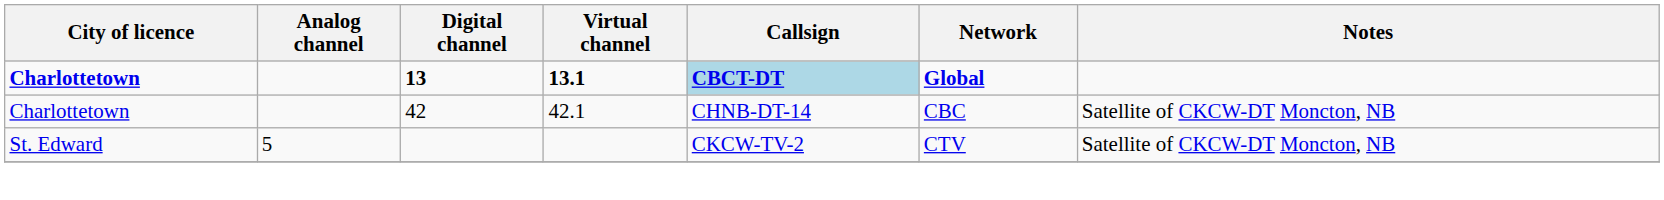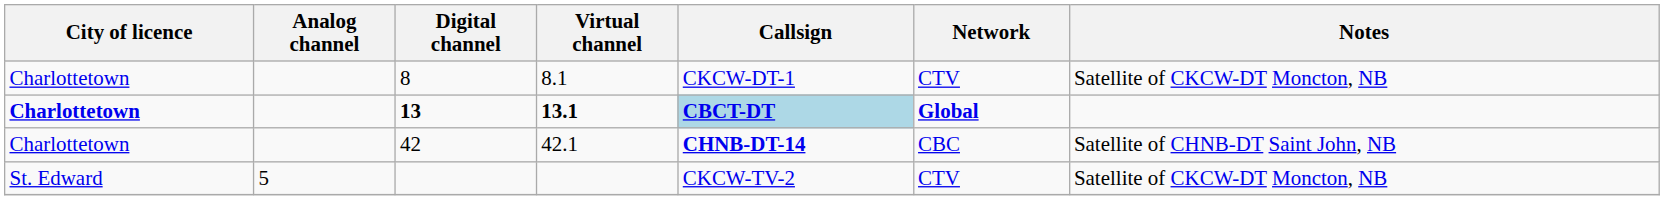+ row: (405, 77)
(751, 111) normal -> (744, 144) bold
(1239, 111) Satellite of CKCW-DT Moncton, NB -> (1235, 144) Satellite of CHNB-DT Saint John, NB
